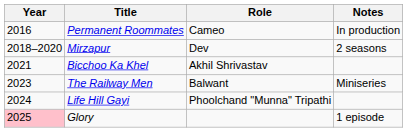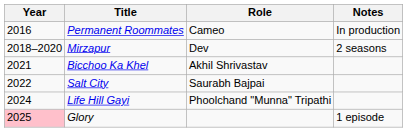+ row: (88, 83)
- row: (110, 83)
